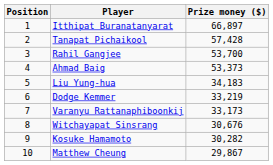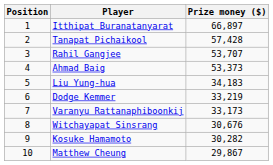(227, 54) 53,700 -> (227, 54) 53,707
